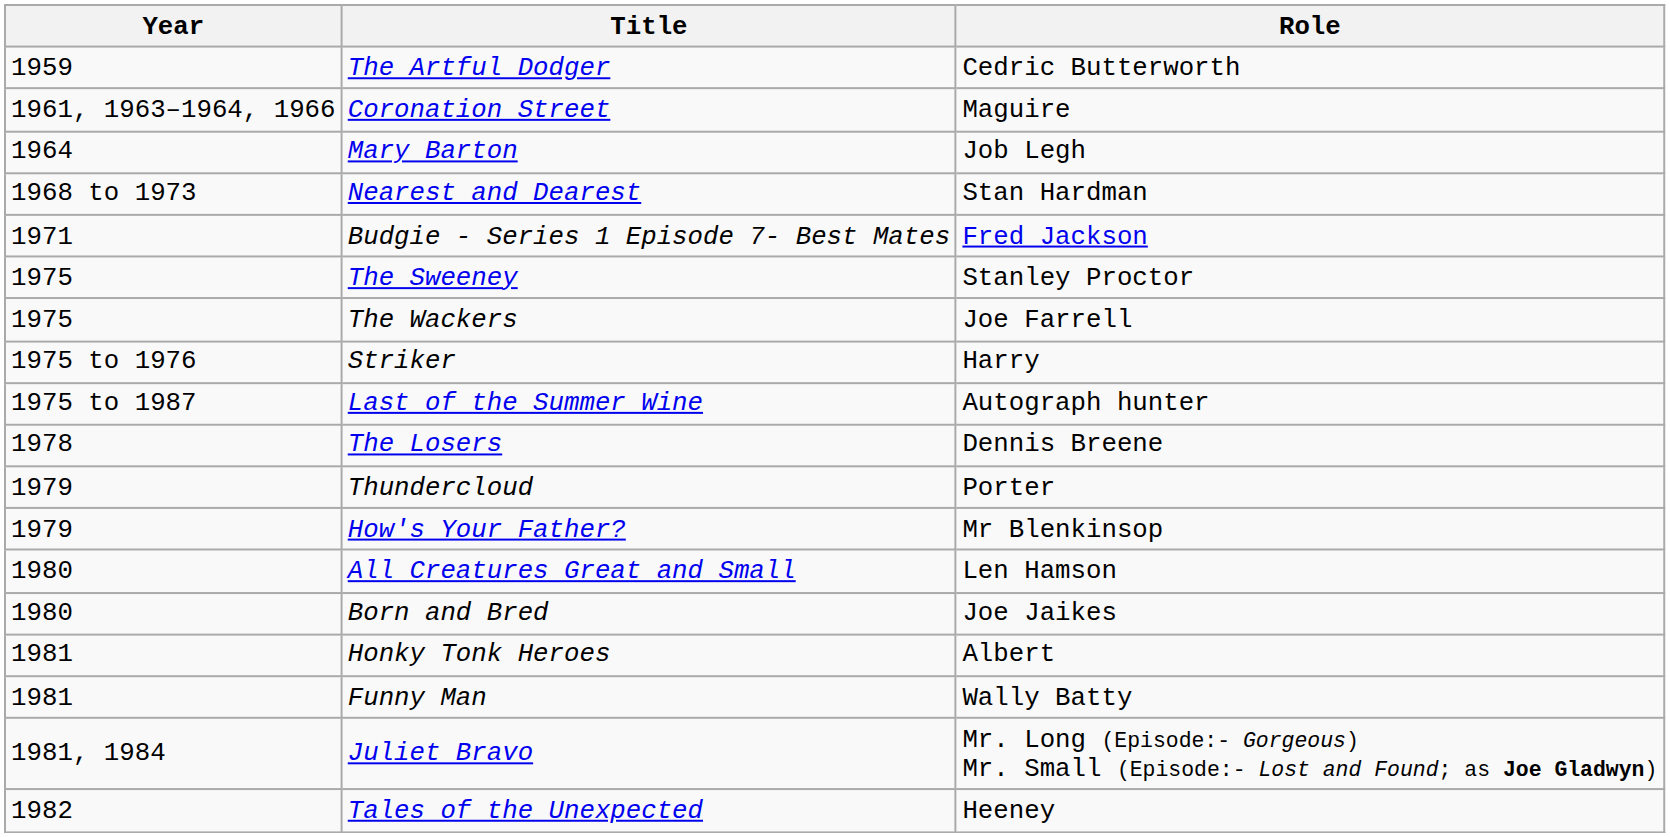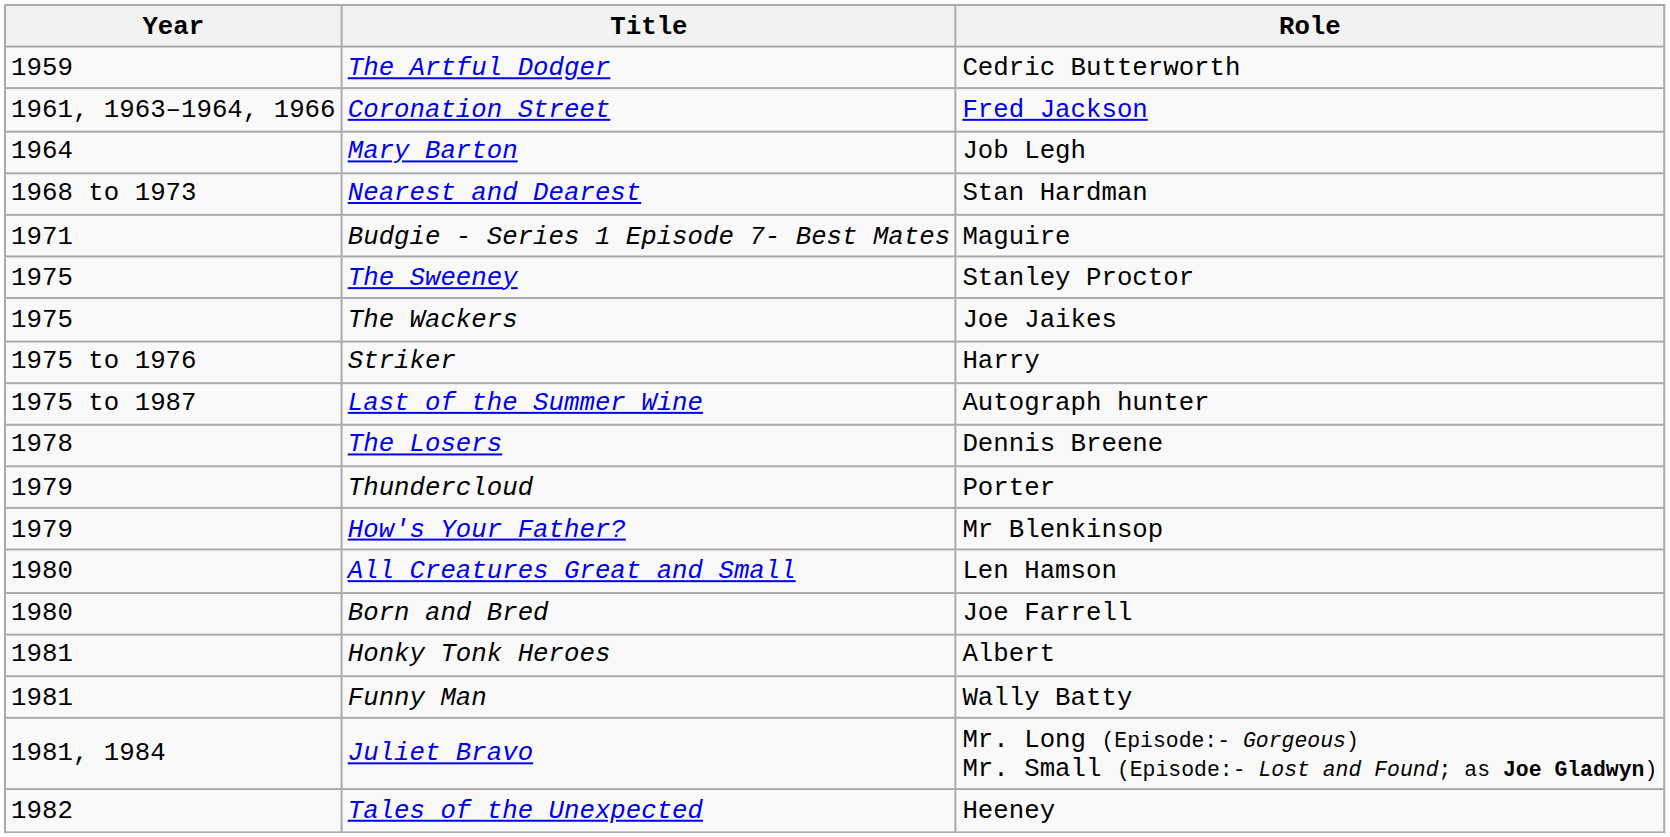(1016, 110) Maguire -> (1055, 110) Fred Jackson
(1055, 236) Fred Jackson -> (1016, 236) Maguire
(1047, 320) Joe Farrell -> (1040, 320) Joe Jaikes
(1040, 613) Joe Jaikes -> (1047, 613) Joe Farrell
